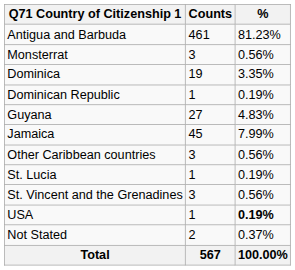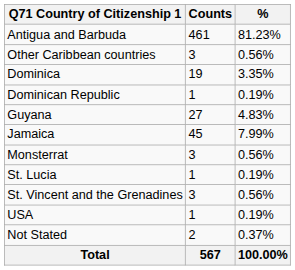rows swapped: (81, 154) <-> (38, 54)
(256, 214) bold -> (256, 214) normal
